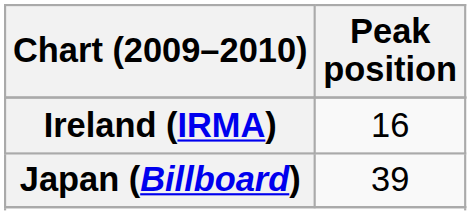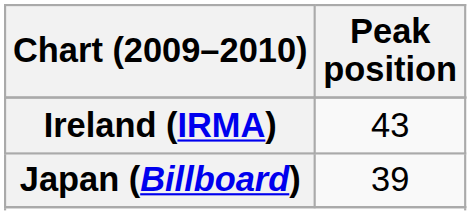(390, 125) 16 -> (390, 125) 43
